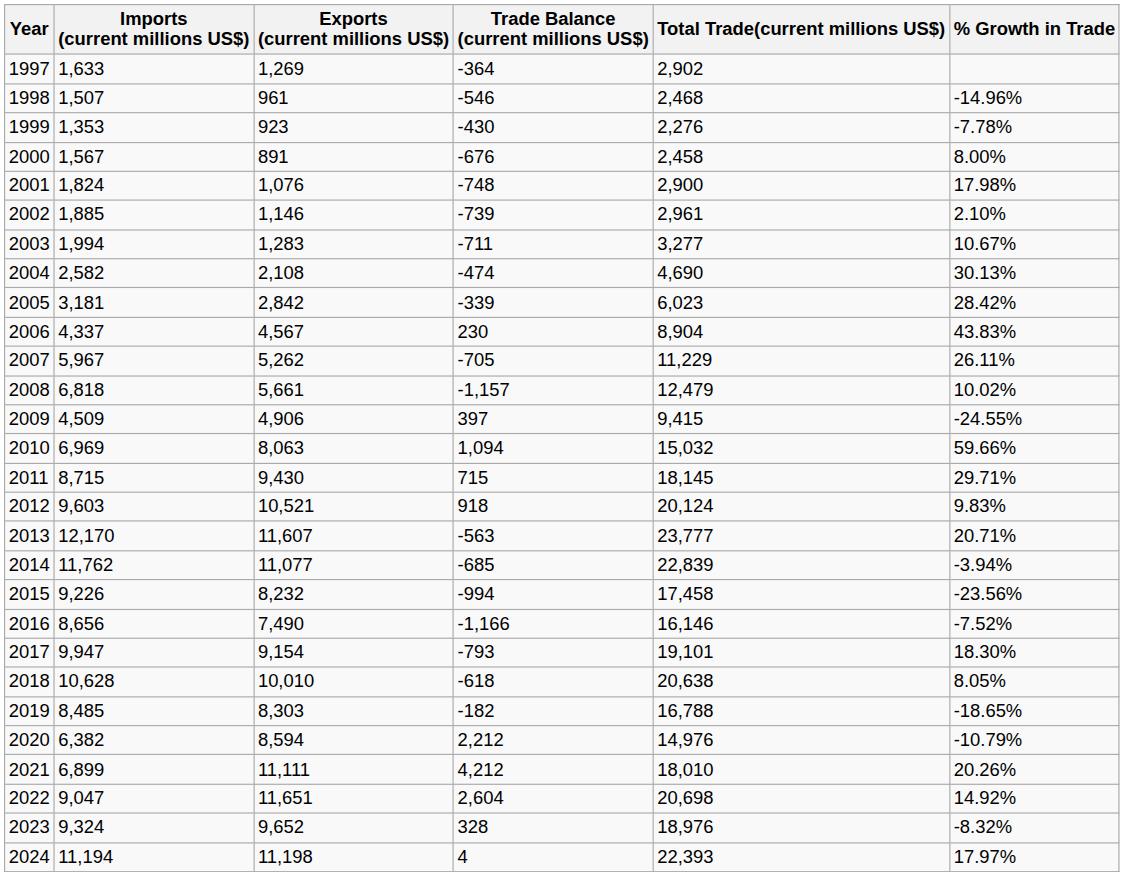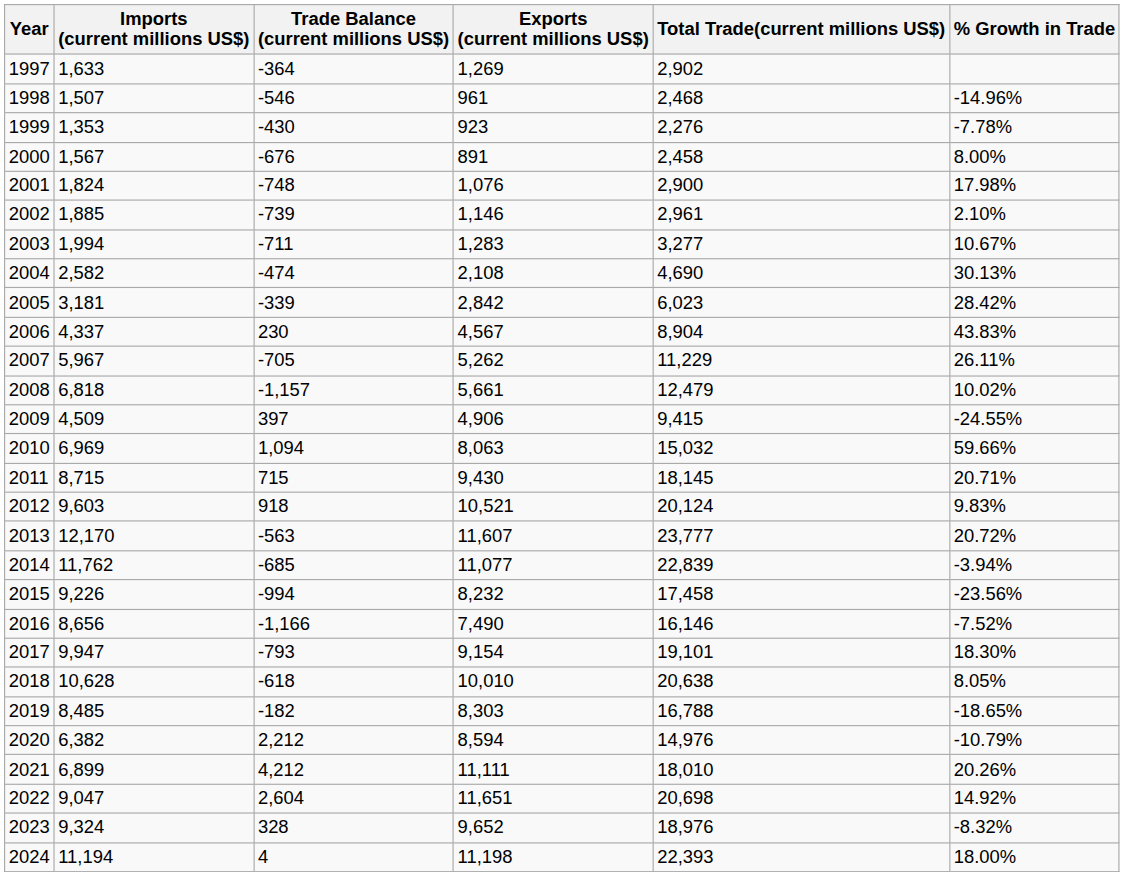columns swapped: (353, 29) <-> (553, 29)
(985, 477) 29.71% -> (985, 477) 20.71%
(985, 535) 20.71% -> (985, 535) 20.72%
(985, 856) 17.97% -> (985, 856) 18.00%
